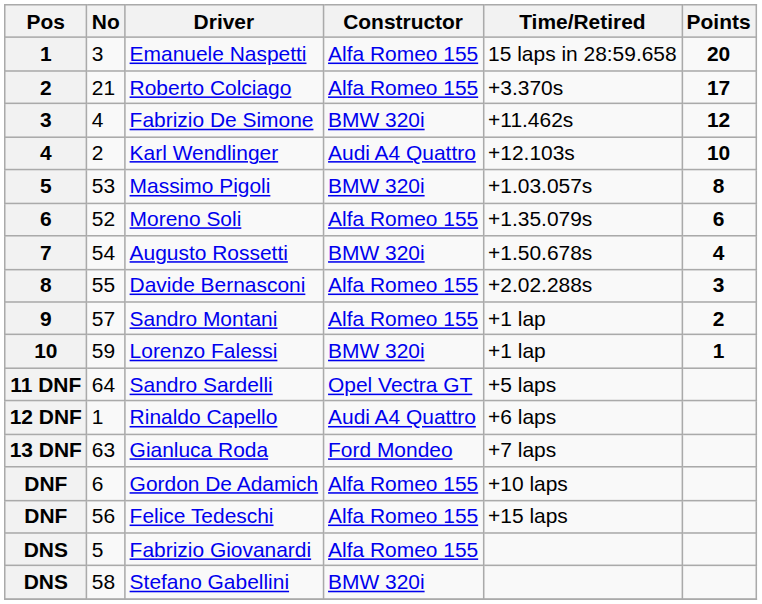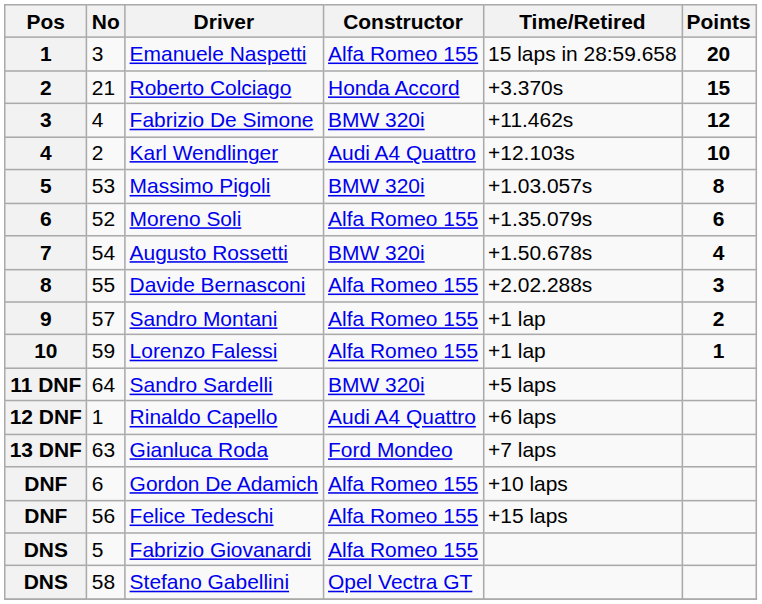(403, 87) Alfa Romeo 155 -> (394, 87) Honda Accord
(719, 87) 17 -> (719, 87) 15
(376, 351) BMW 320i -> (403, 351) Alfa Romeo 155
(400, 384) Opel Vectra GT -> (376, 384) BMW 320i
(376, 582) BMW 320i -> (400, 582) Opel Vectra GT
